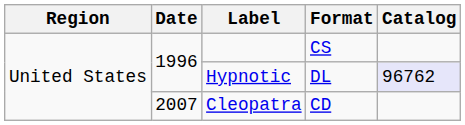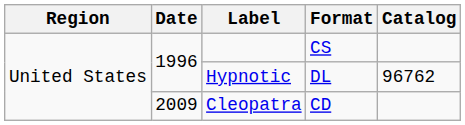(409, 77) lavender background -> (409, 77) no background
(176, 106) 2007 -> (176, 106) 2009
